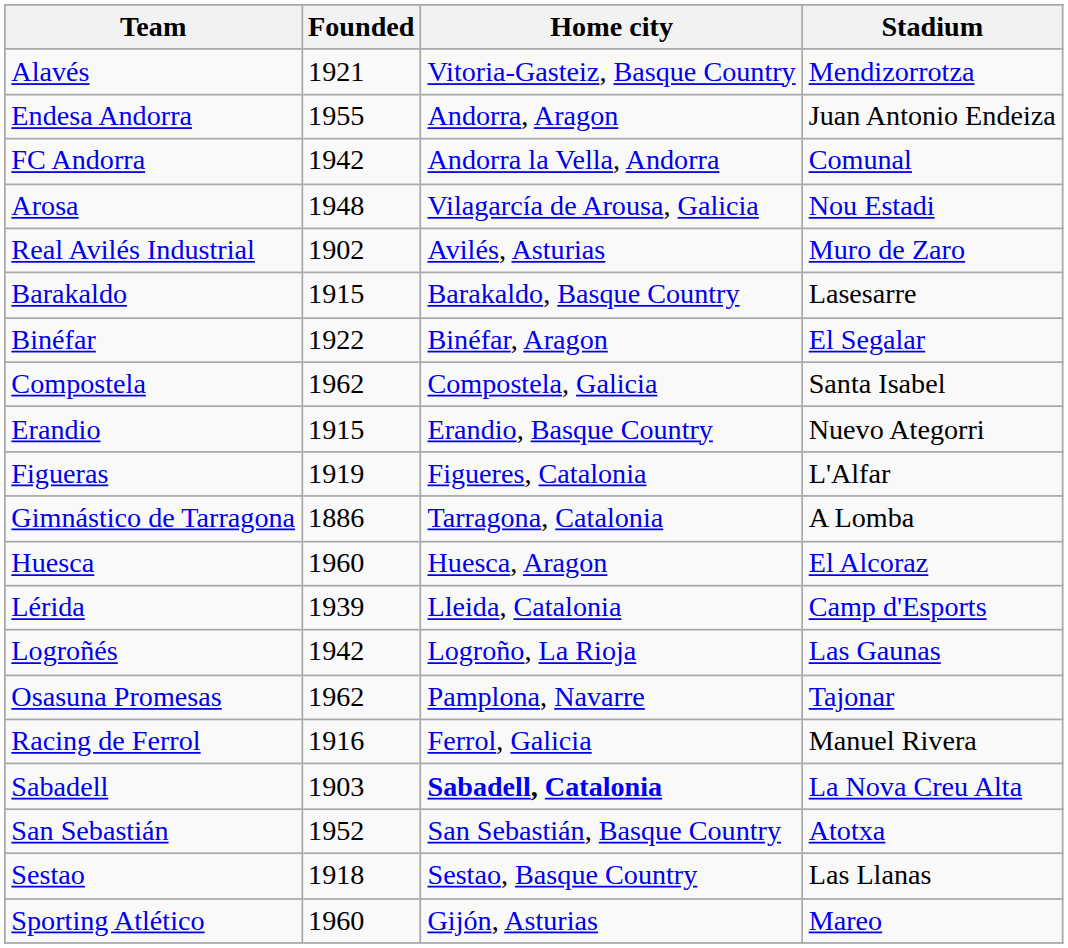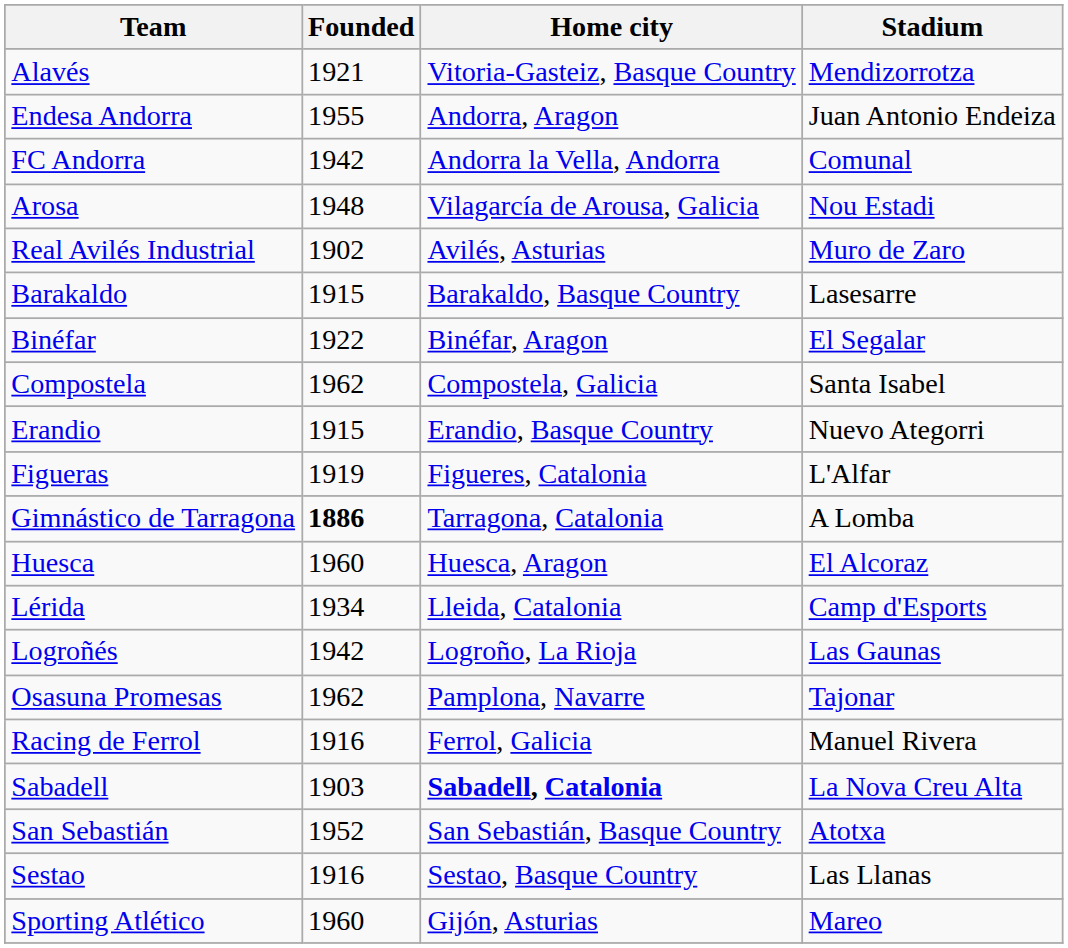(336, 518) normal -> (336, 518) bold
(336, 607) 1939 -> (336, 607) 1934
(336, 875) 1918 -> (336, 875) 1916
